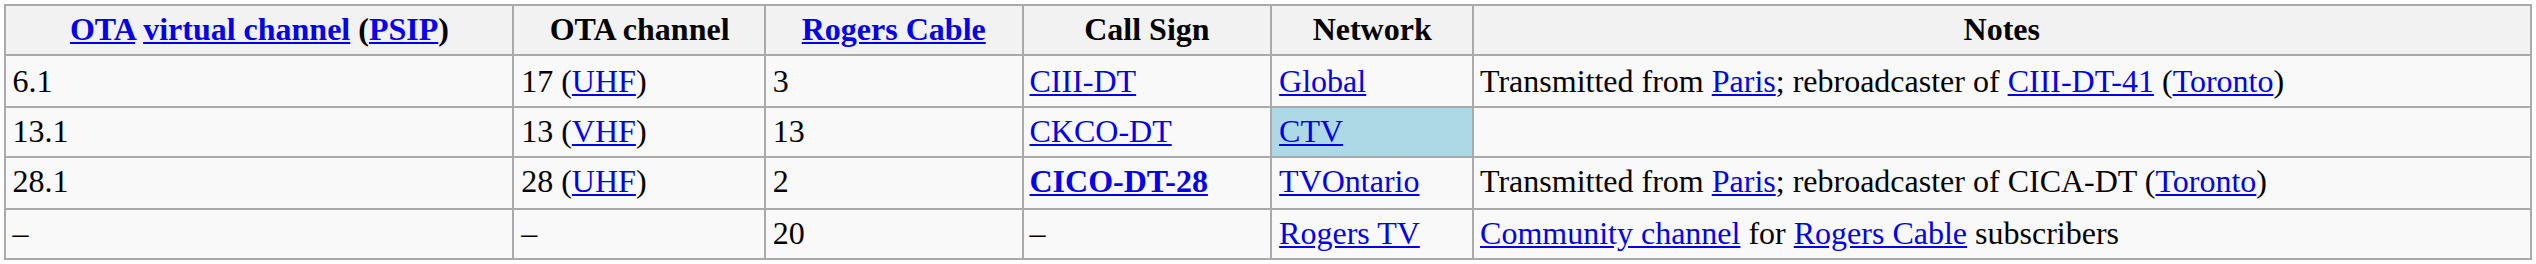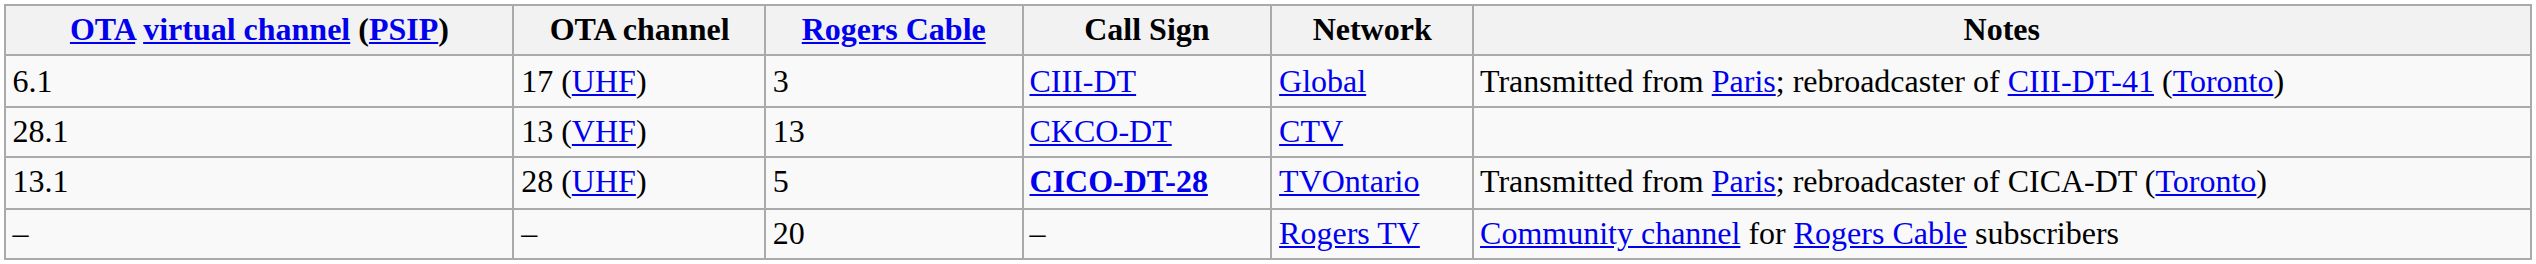(40, 131) 13.1 -> (40, 131) 28.1
(1311, 131) lightblue background -> (1311, 131) no background
(40, 182) 28.1 -> (40, 182) 13.1
(781, 182) 2 -> (781, 182) 5
